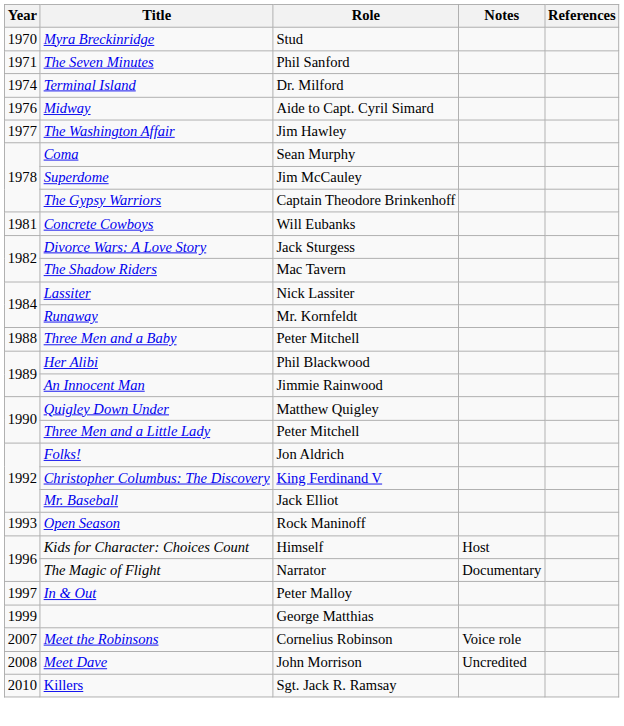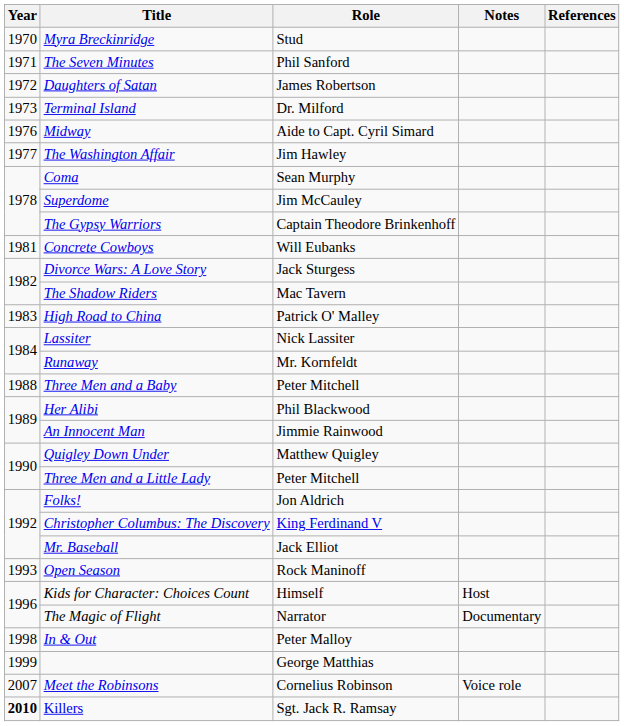+ row: (100, 85)
(22, 85) 1974 -> (22, 108) 1973
+ row: (102, 316)
(22, 593) 1997 -> (22, 639) 1998
- row: (75, 662)
(22, 685) normal -> (22, 708) bold
